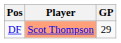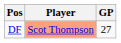(106, 29) 29 -> (106, 29) 27
